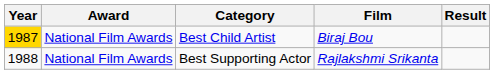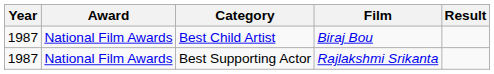(23, 37) gold background -> (23, 37) no background
(23, 59) 1988 -> (23, 59) 1987
